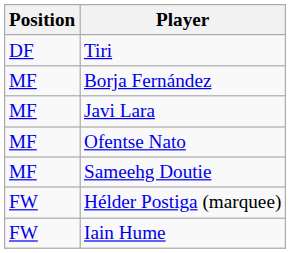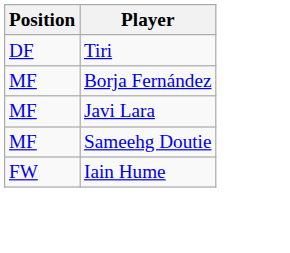- row: (135, 141)
- row: (183, 202)
